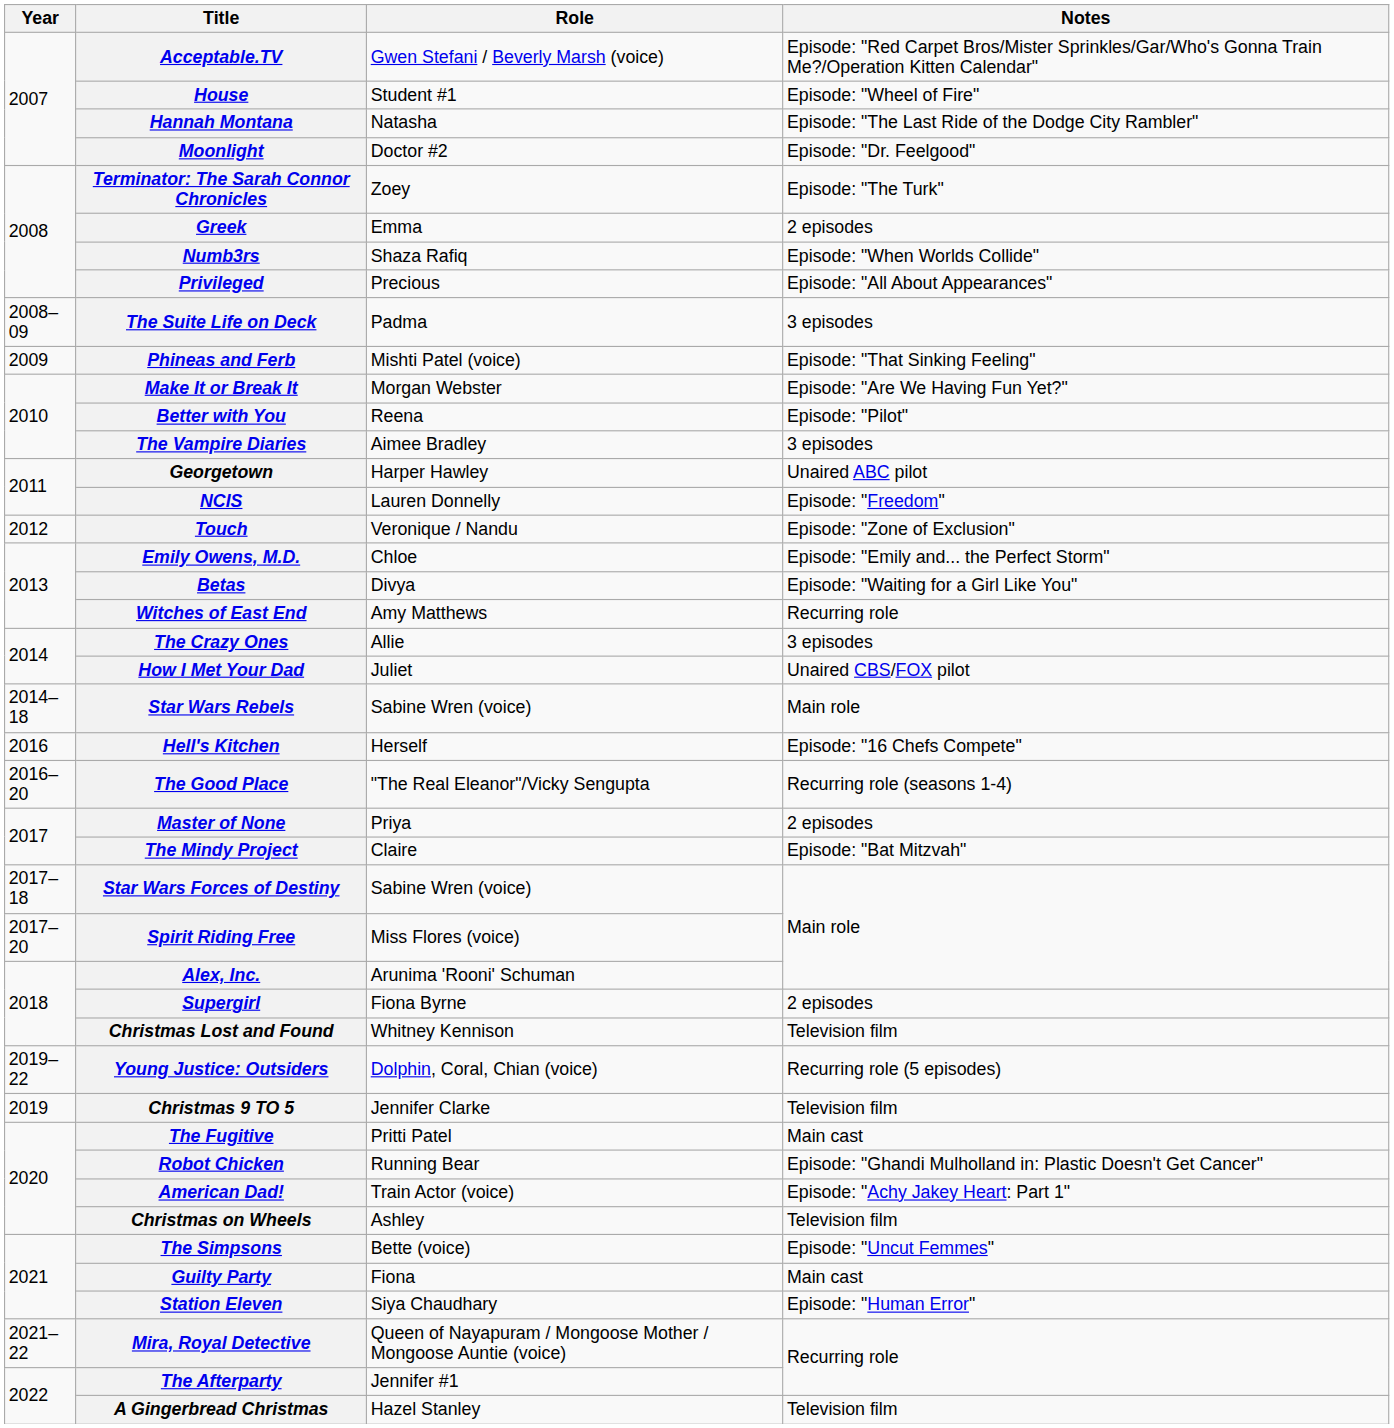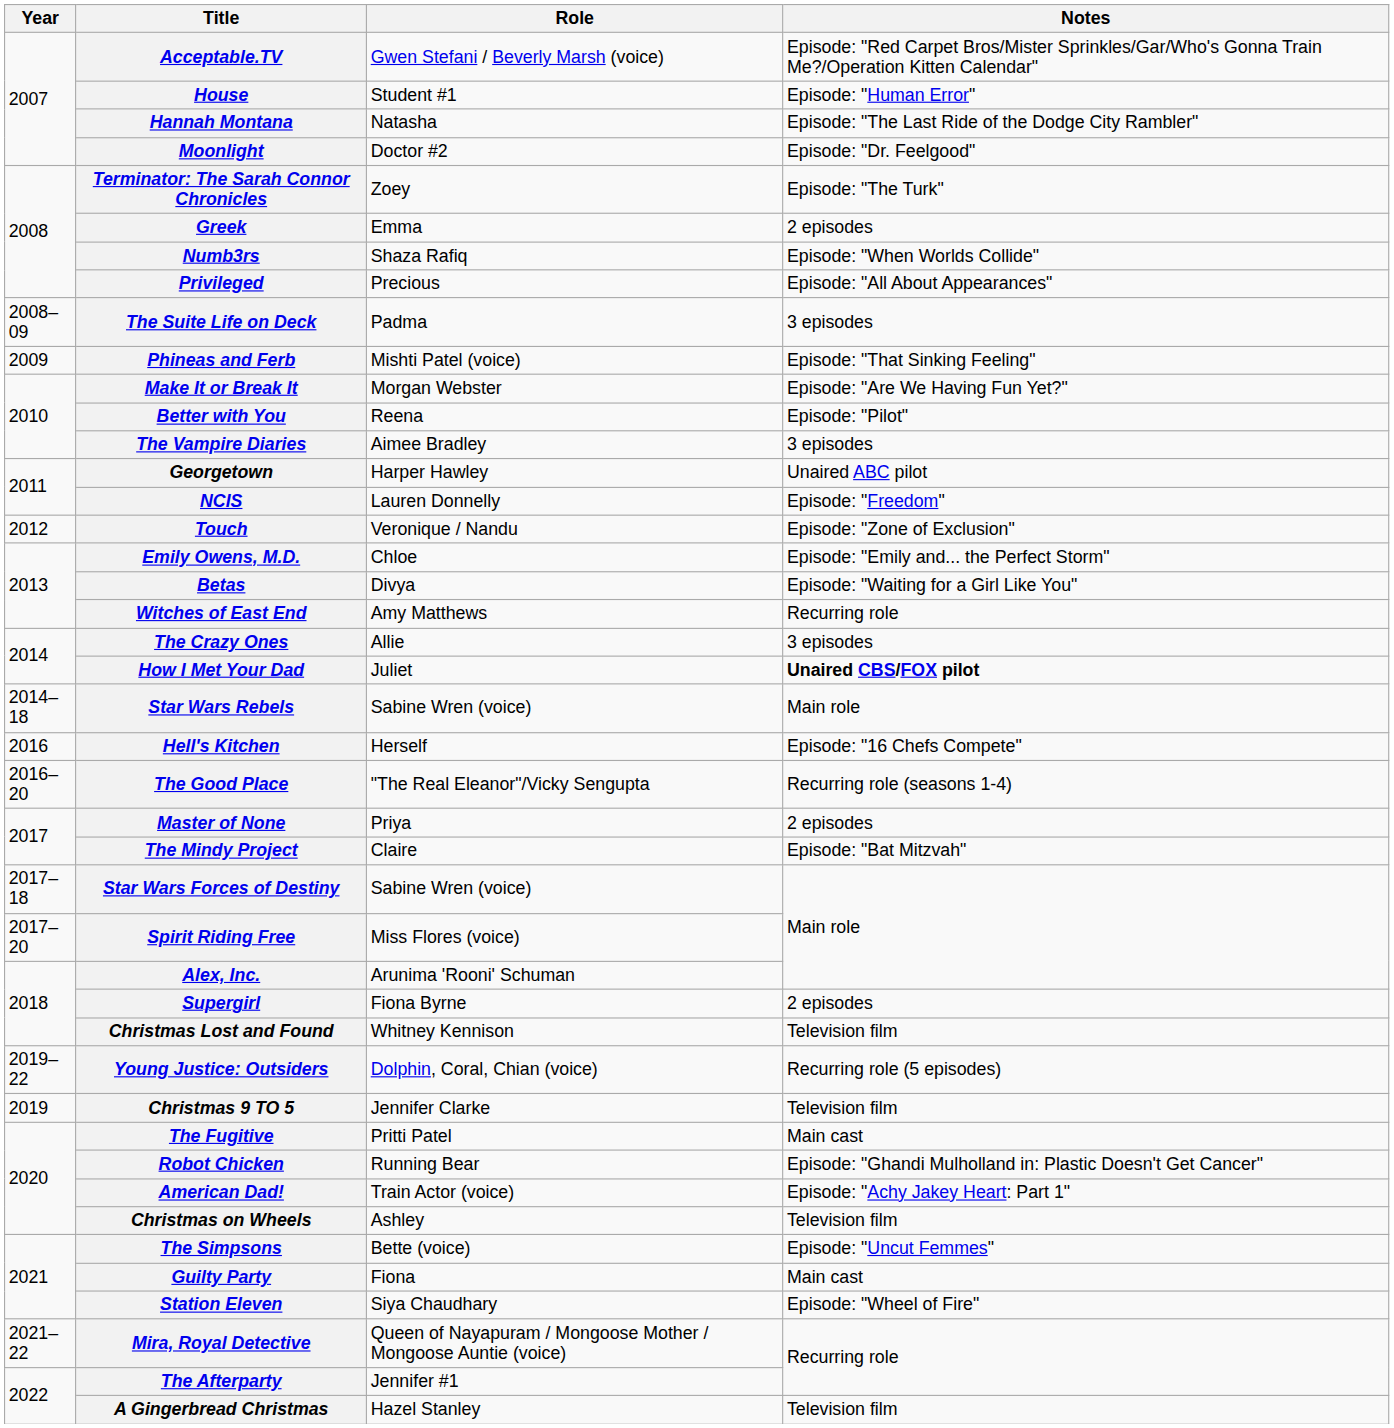(883, 94) Episode: "Wheel of Fire" -> (881, 94) Episode: "Human Error"
(878, 670) normal -> (883, 670) bold
(881, 1305) Episode: "Human Error" -> (883, 1305) Episode: "Wheel of Fire"
